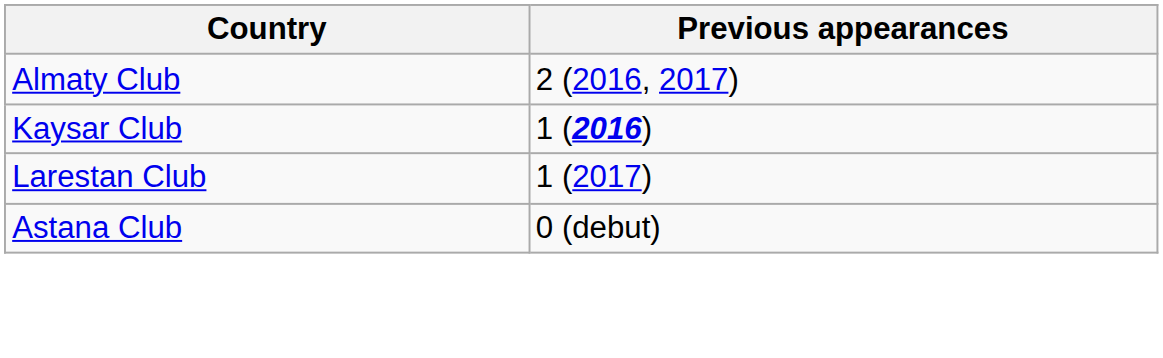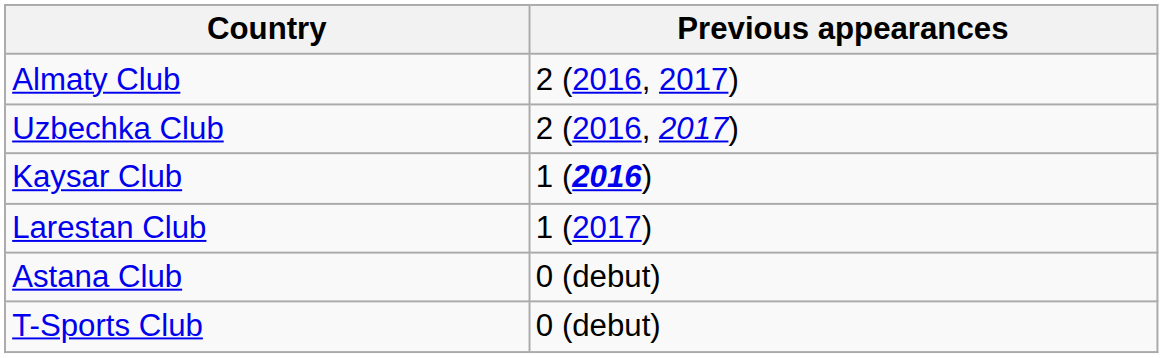+ row: (118, 128)
+ row: (108, 326)
